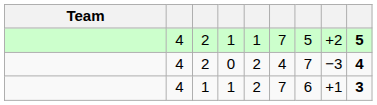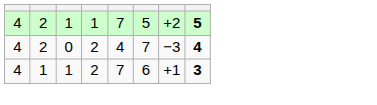- column: (85, 16)
